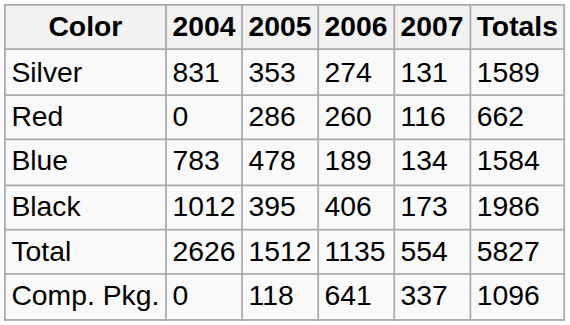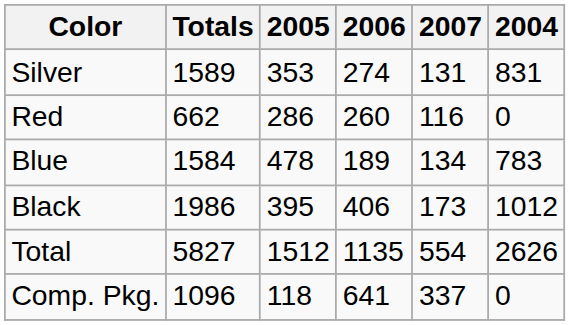columns swapped: (204, 26) <-> (517, 26)
